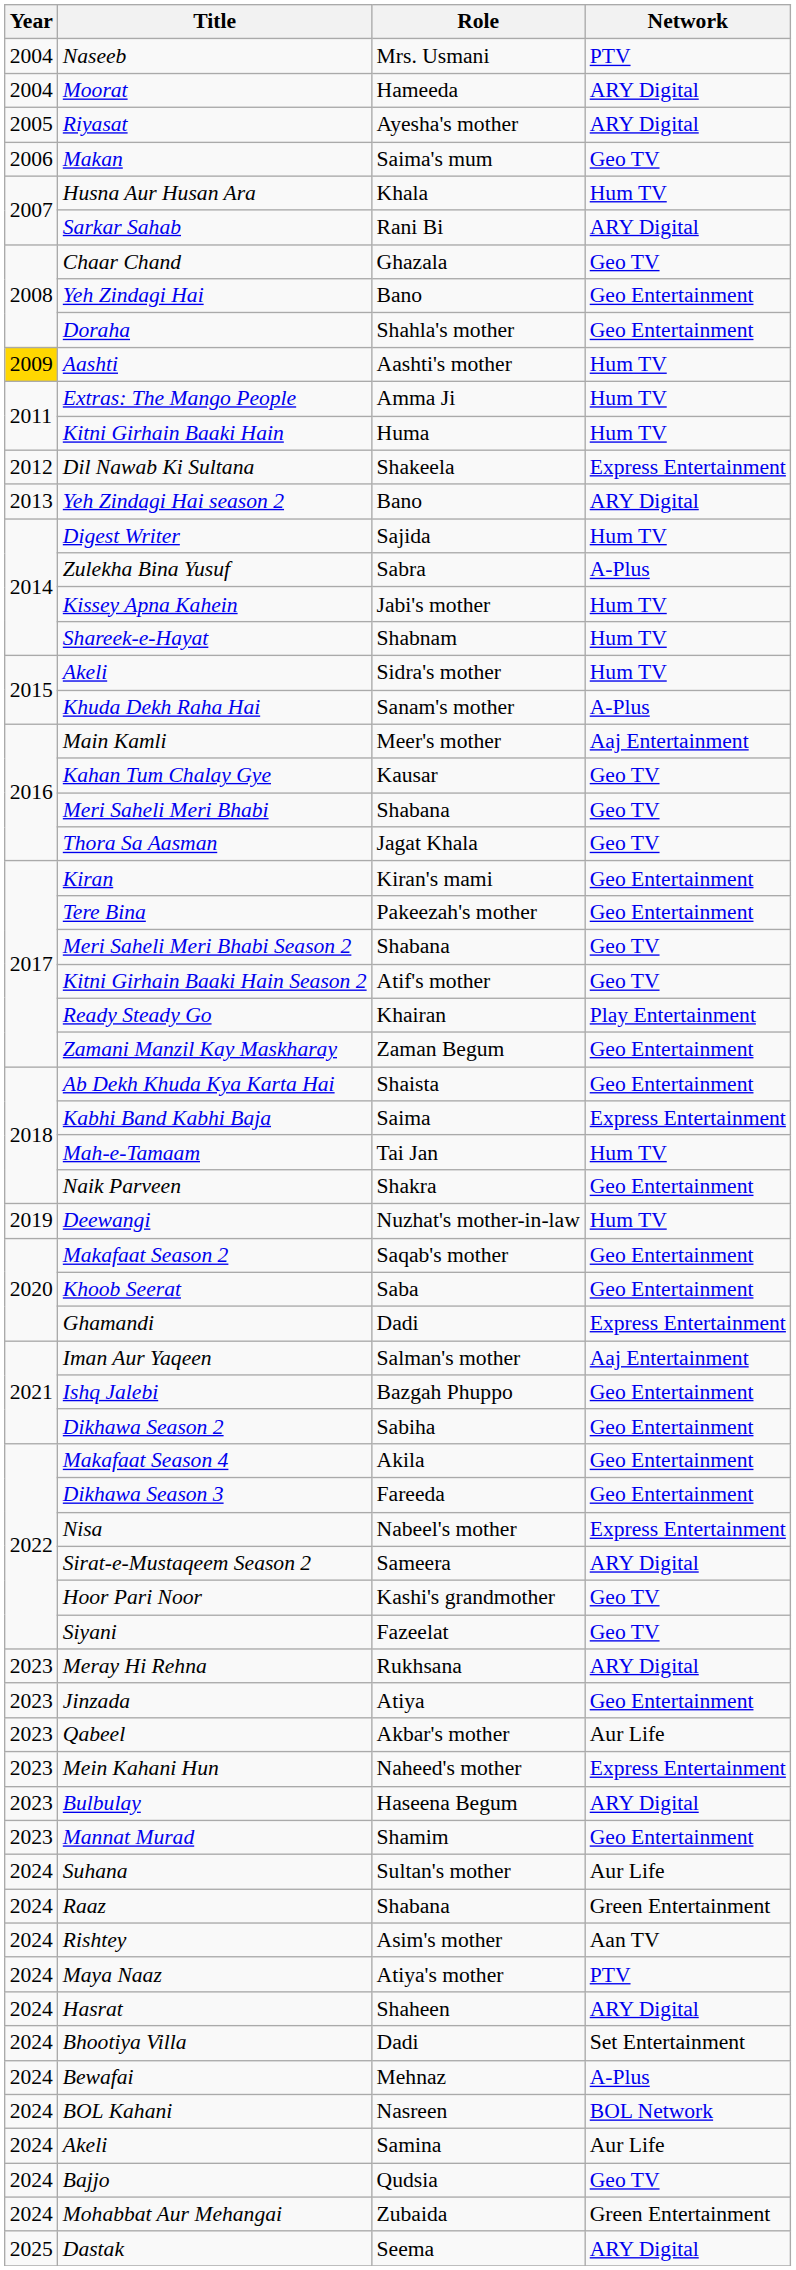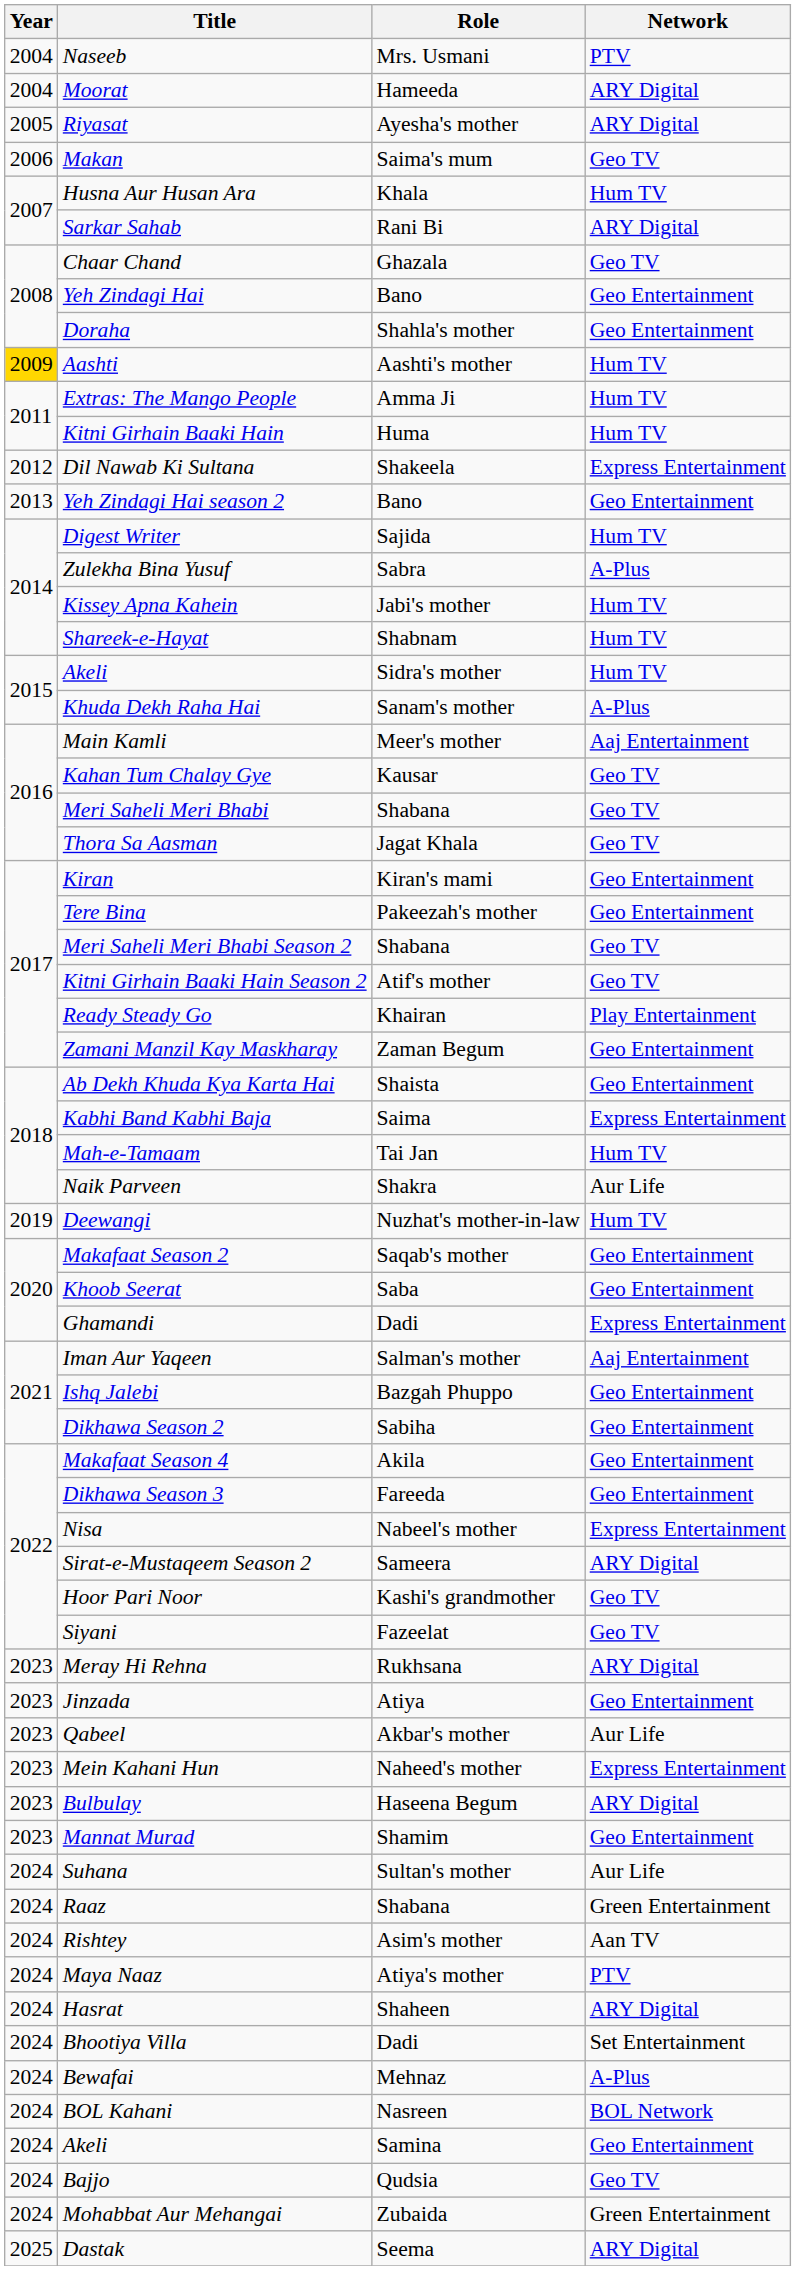(644, 501) ARY Digital -> (672, 501) Geo Entertainment
(672, 1186) Geo Entertainment -> (627, 1186) Aur Life
(627, 2145) Aur Life -> (672, 2145) Geo Entertainment
